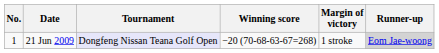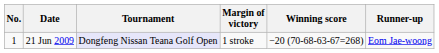columns swapped: (269, 18) <-> (342, 18)
(400, 40) lightgrey background -> (400, 40) no background
